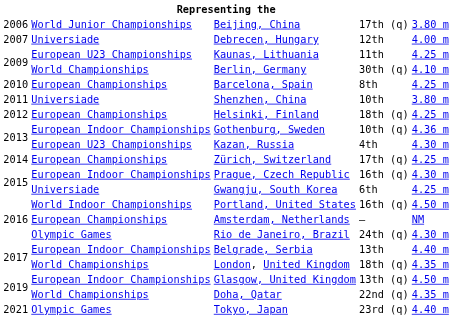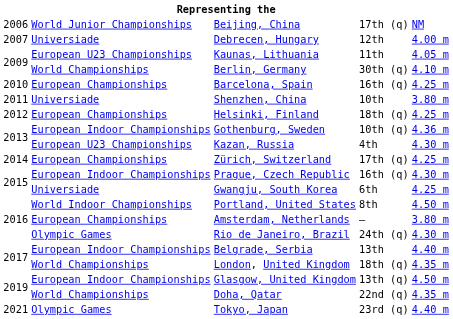(430, 24) 3.80 m -> (418, 24) NM
(430, 54) 4.25 m -> (430, 54) 4.05 m
(368, 84) 8th -> (384, 84) 16th (q)
(384, 204) 16th (q) -> (368, 204) 8th
(418, 219) NM -> (430, 219) 3.80 m
